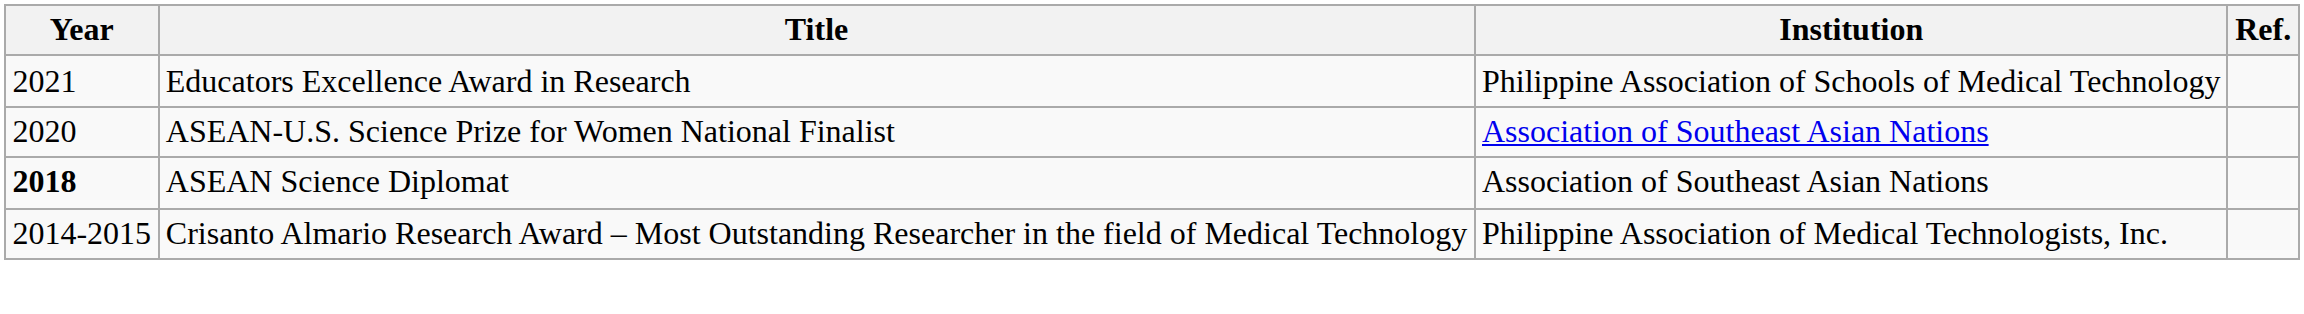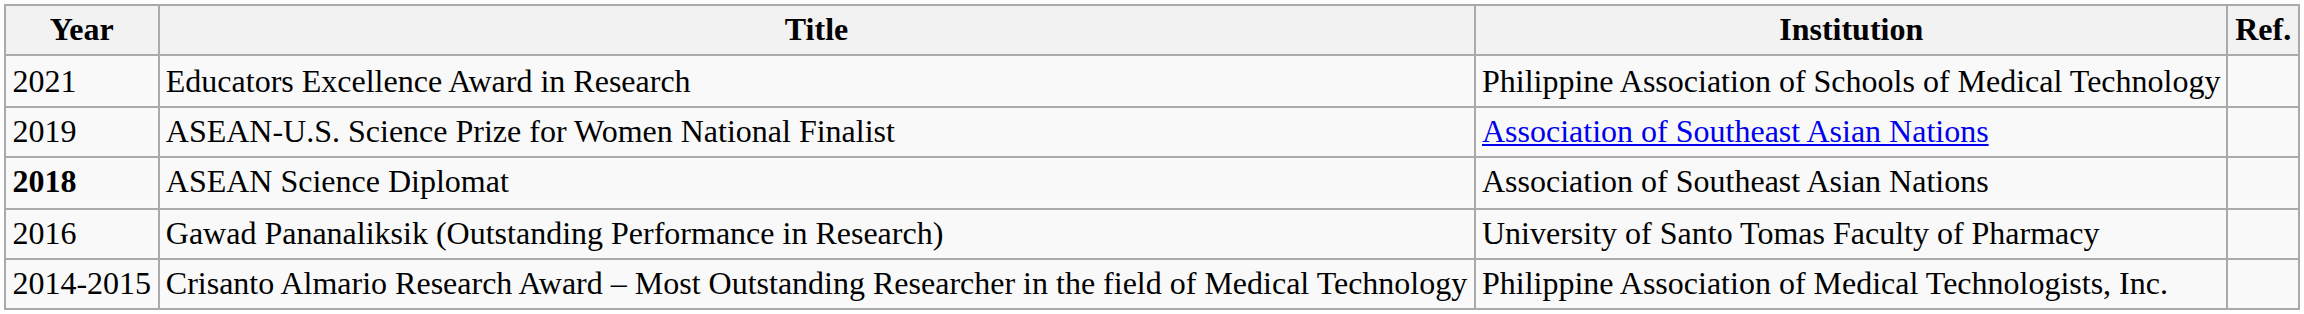(44, 131) 2020 -> (44, 131) 2019
+ row: (555, 232)
